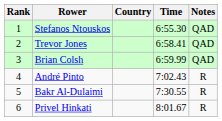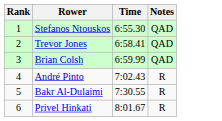- column: (133, 12)
